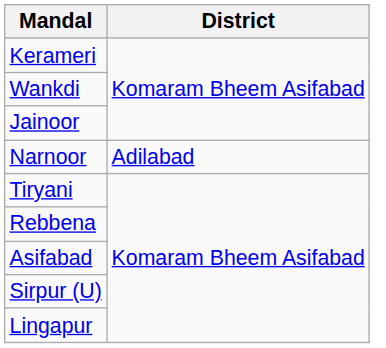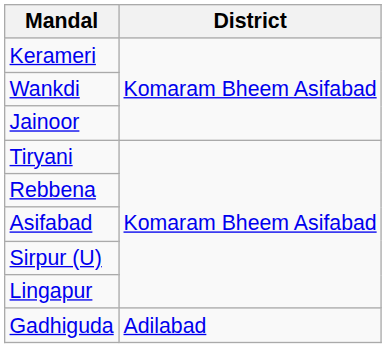- row: (48, 156)
+ row: (62, 325)
